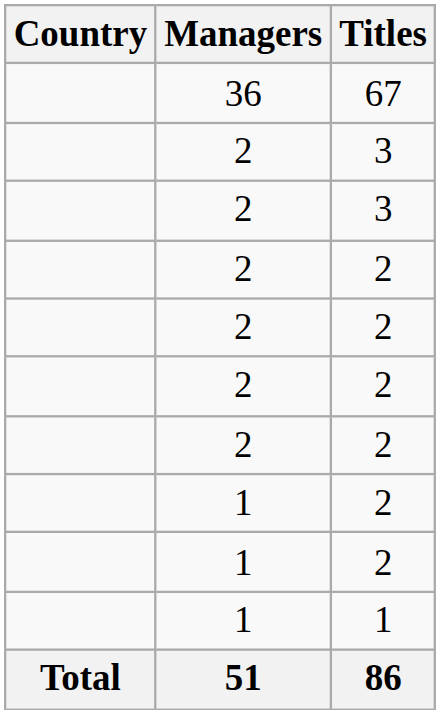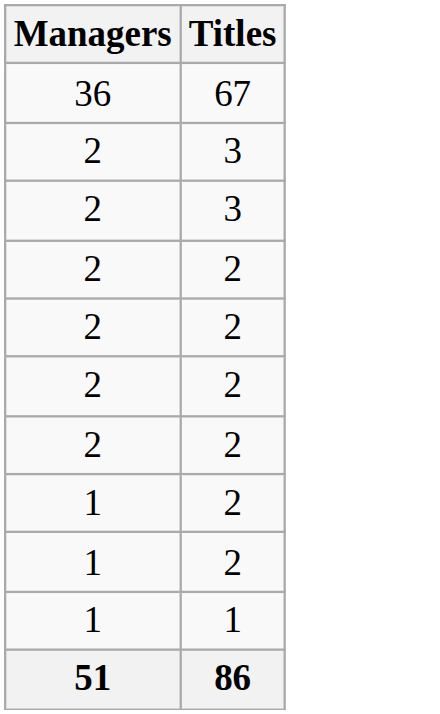- column: (80, 33)
